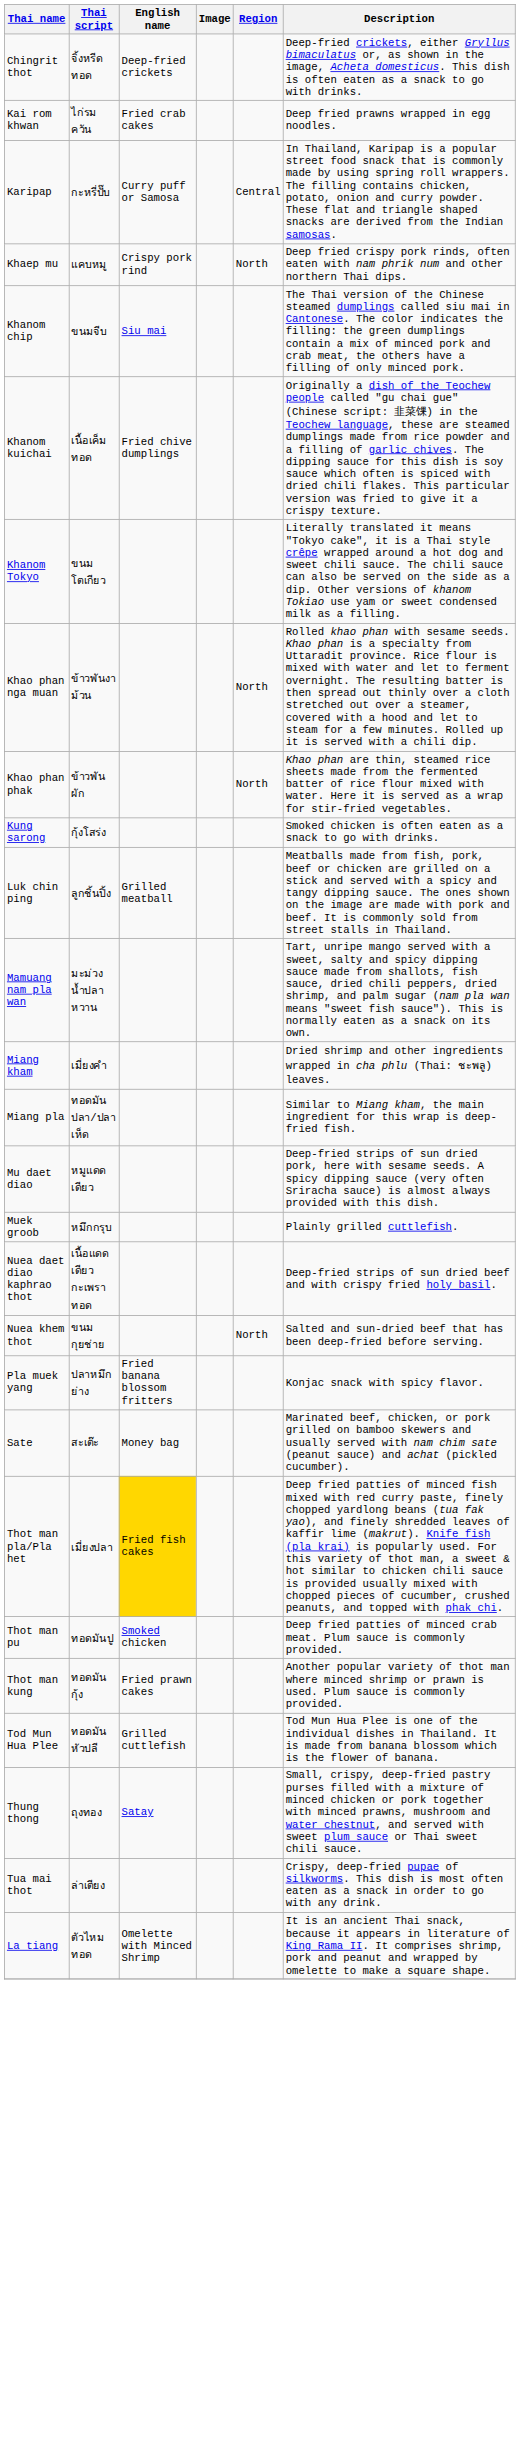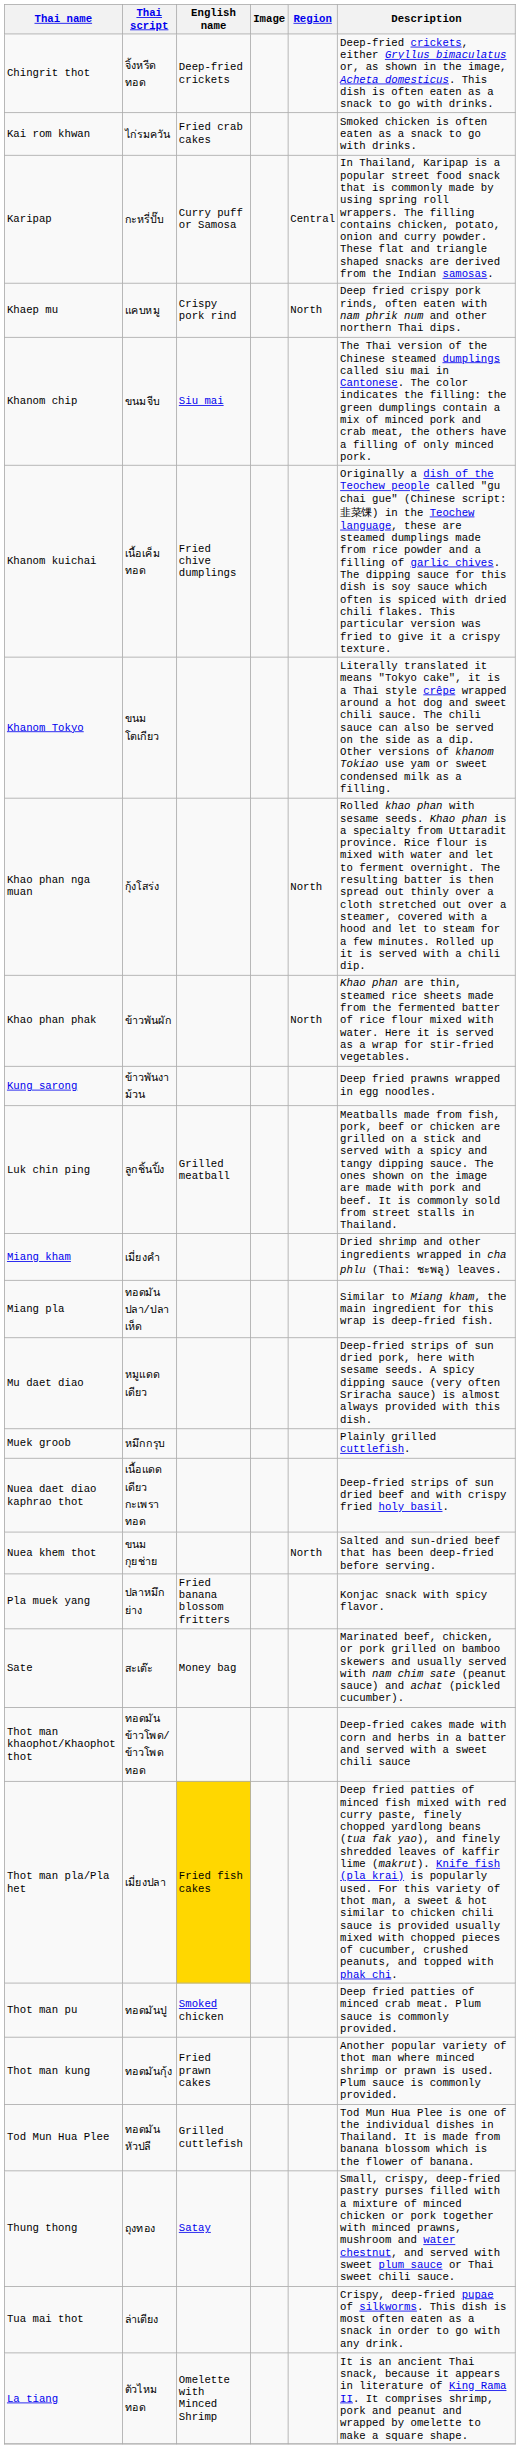(388, 120) Deep fried prawns wrapped in egg noodles. -> (414, 134) Smoked chicken is often eaten as a snack to go with drinks.
(93, 688) ข้าวพันงาม้วน -> (142, 887) กุ้งโสร่ง
(89, 833) กุ้งโสร่ง -> (147, 1087) ข้าวพันงาม้วน
(394, 833) Smoked chicken is often eaten as a snack to go with drinks. -> (420, 1086) Deep fried prawns wrapped in egg noodles.
- row: (29, 990)
+ row: (61, 1744)
